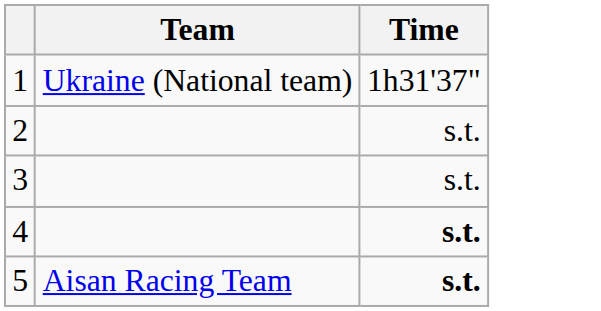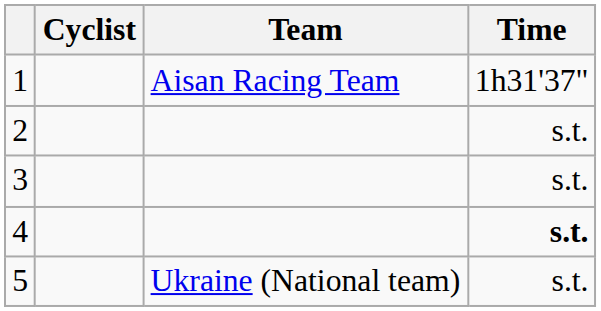+ column: (89, 29)
(198, 79) Ukraine (National team) -> (275, 79) Aisan Racing Team
(167, 280) Aisan Racing Team -> (305, 280) Ukraine (National team)
(461, 280) bold -> (570, 280) normal
